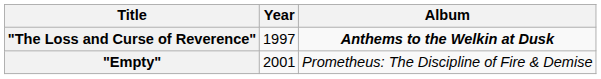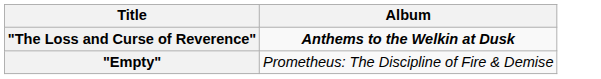- column: (279, 16)
